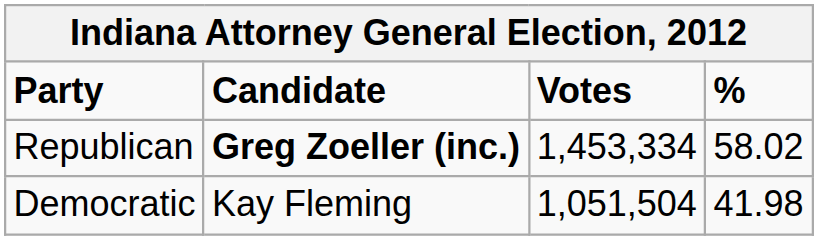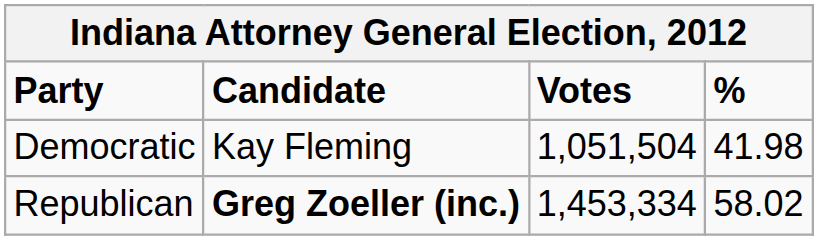rows swapped: (103, 147) <-> (104, 204)
